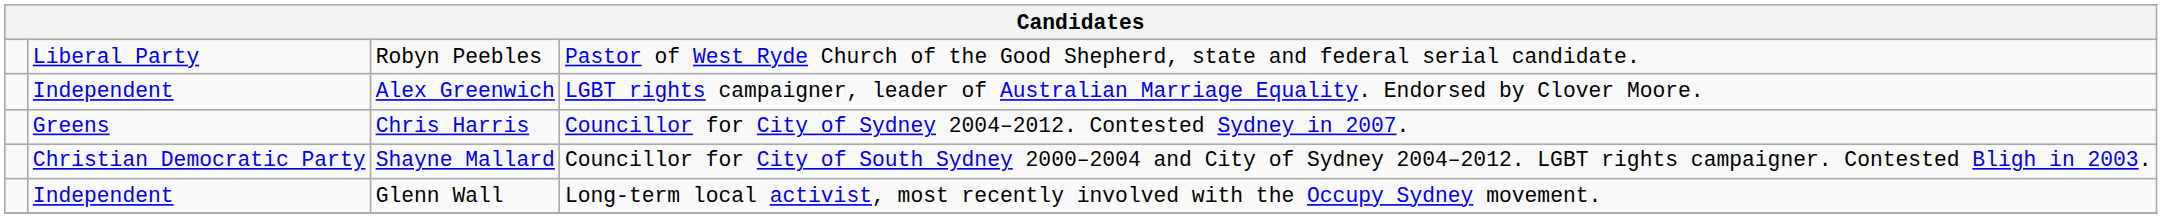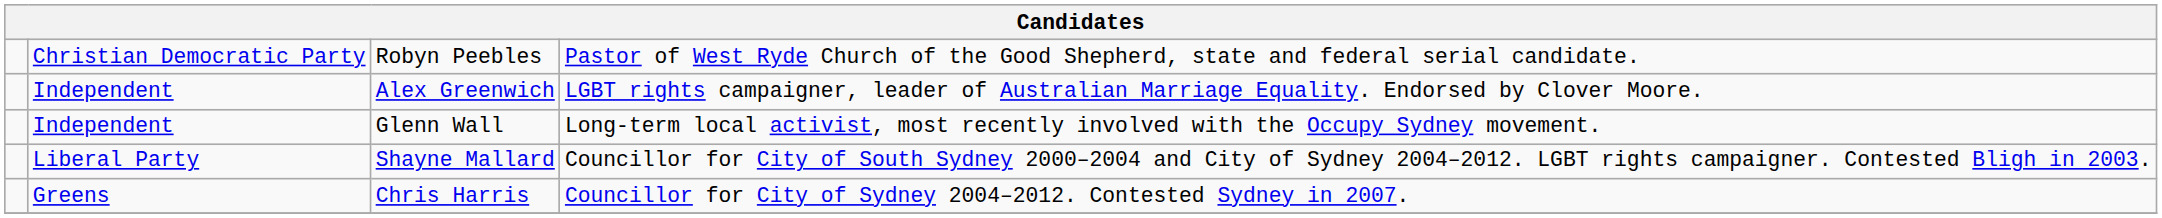(116, 57) Liberal Party -> (199, 57) Christian Democratic Party
rows swapped: (452, 126) <-> (440, 196)
(199, 161) Christian Democratic Party -> (116, 161) Liberal Party
